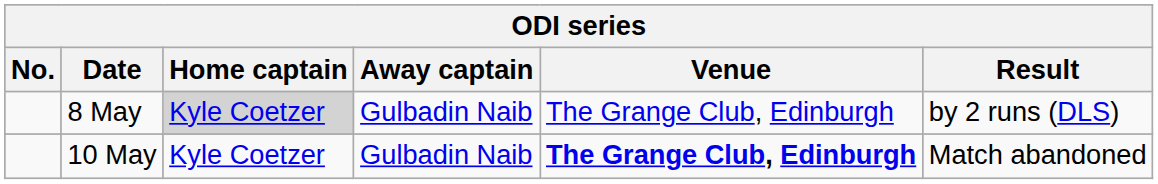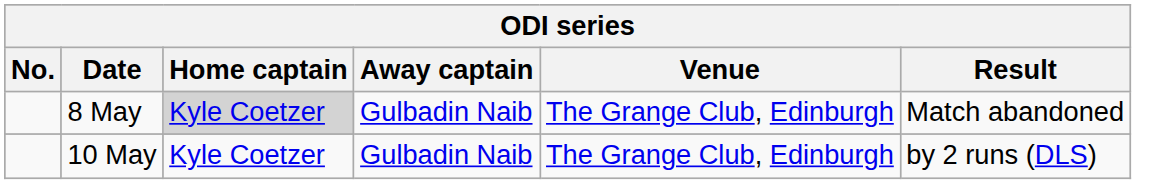(1024, 112) by 2 runs (DLS) -> (1015, 112) Match abandoned
(731, 155) bold -> (720, 155) normal
(1038, 155) Match abandoned -> (1002, 155) by 2 runs (DLS)
